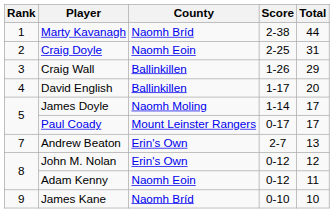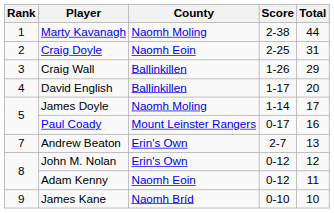(163, 32) Naomh Bríd -> (169, 32) Naomh Moling
(313, 124) 17 -> (313, 124) 16
